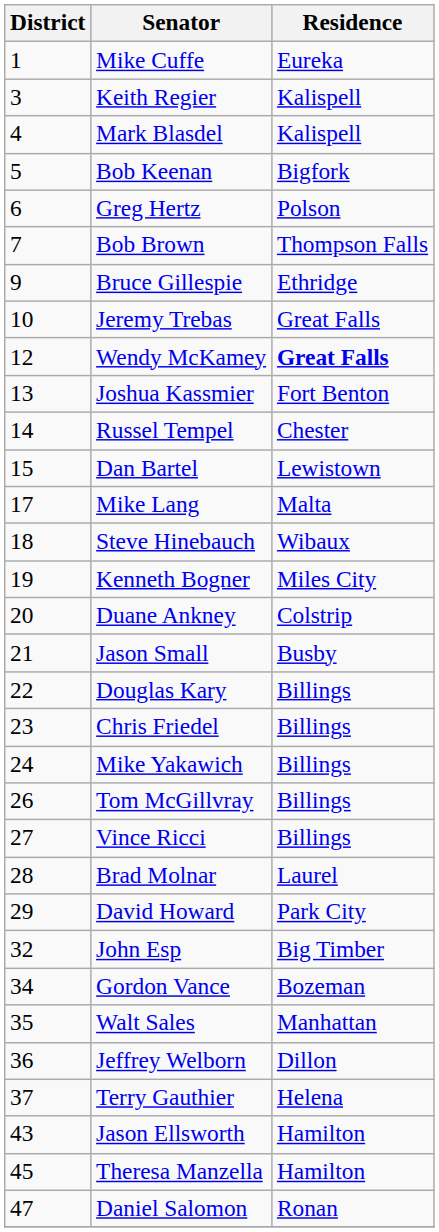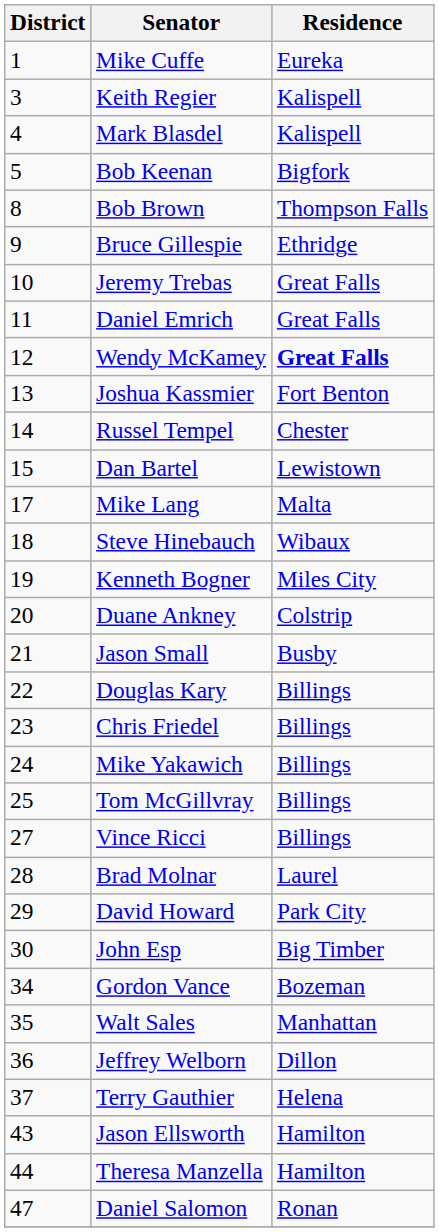- row: (148, 208)
(16, 245) 7 -> (16, 208) 8
+ row: (165, 319)
(22, 801) 26 -> (22, 801) 25
(22, 949) 32 -> (22, 949) 30
(22, 1171) 45 -> (22, 1171) 44
